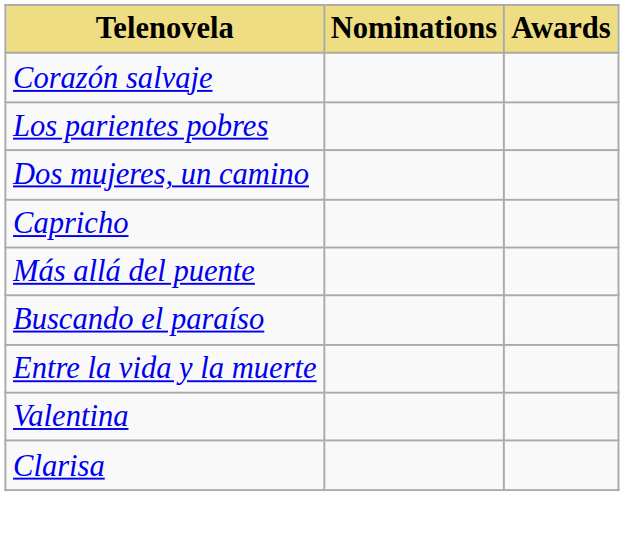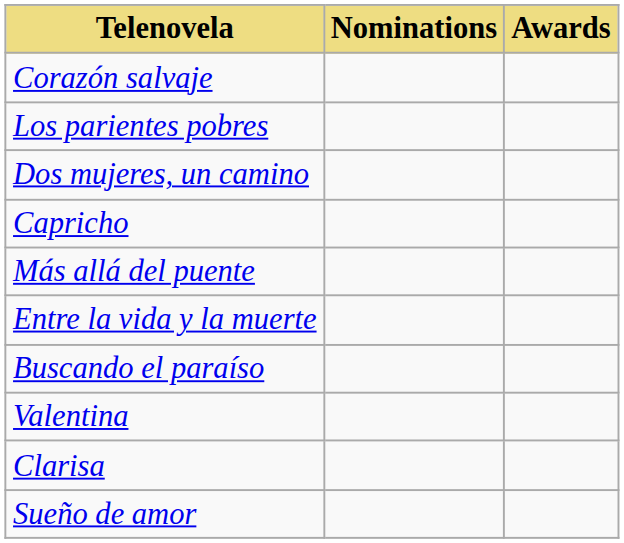rows swapped: (165, 367) <-> (139, 319)
+ row: (105, 513)
